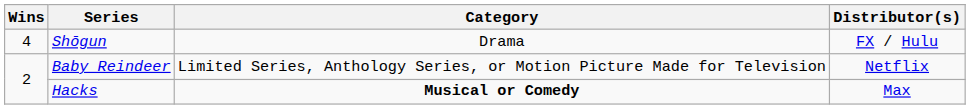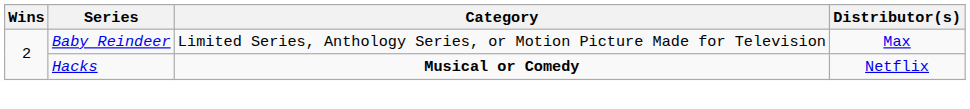- row: (79, 42)
(897, 67) Netflix -> (897, 42) Max
(897, 91) Max -> (897, 67) Netflix
